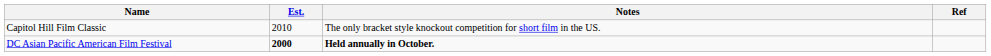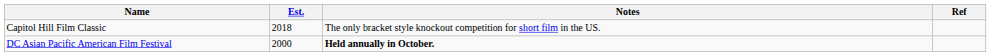(282, 28) 2010 -> (282, 28) 2018
(282, 43) bold -> (282, 43) normal
